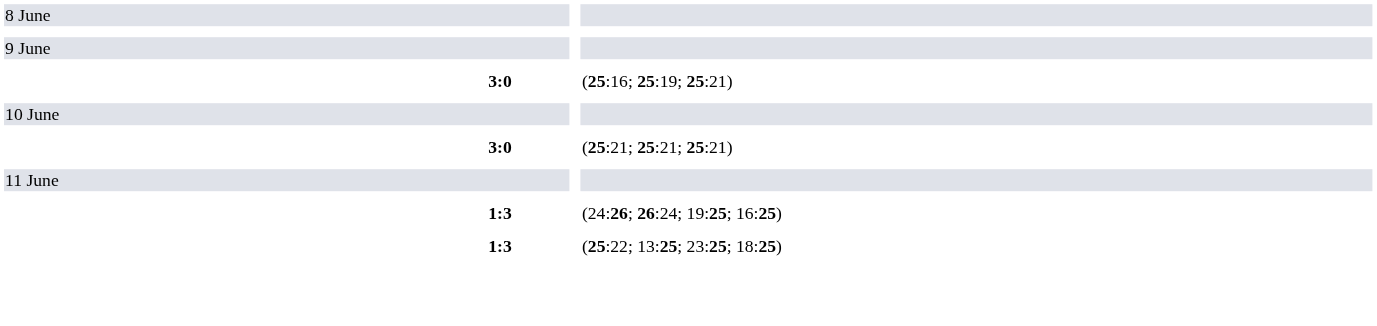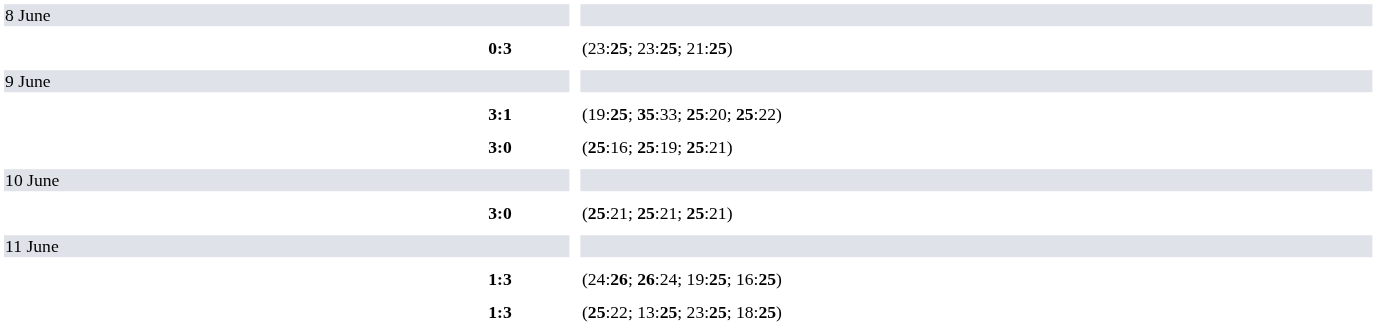+ row: (136, 48)
+ row: (136, 114)
